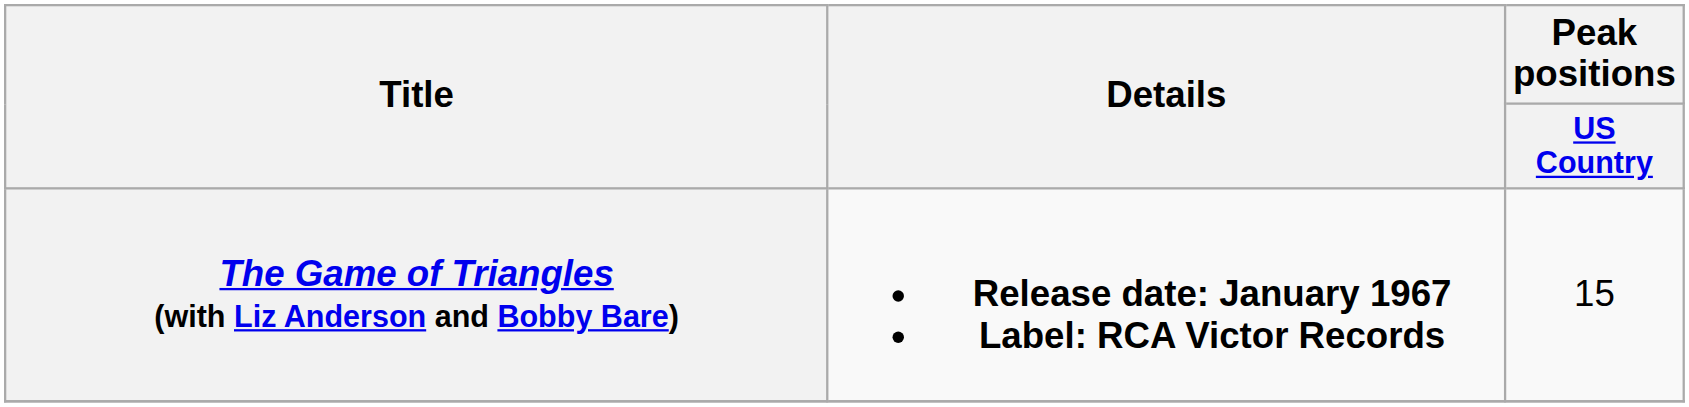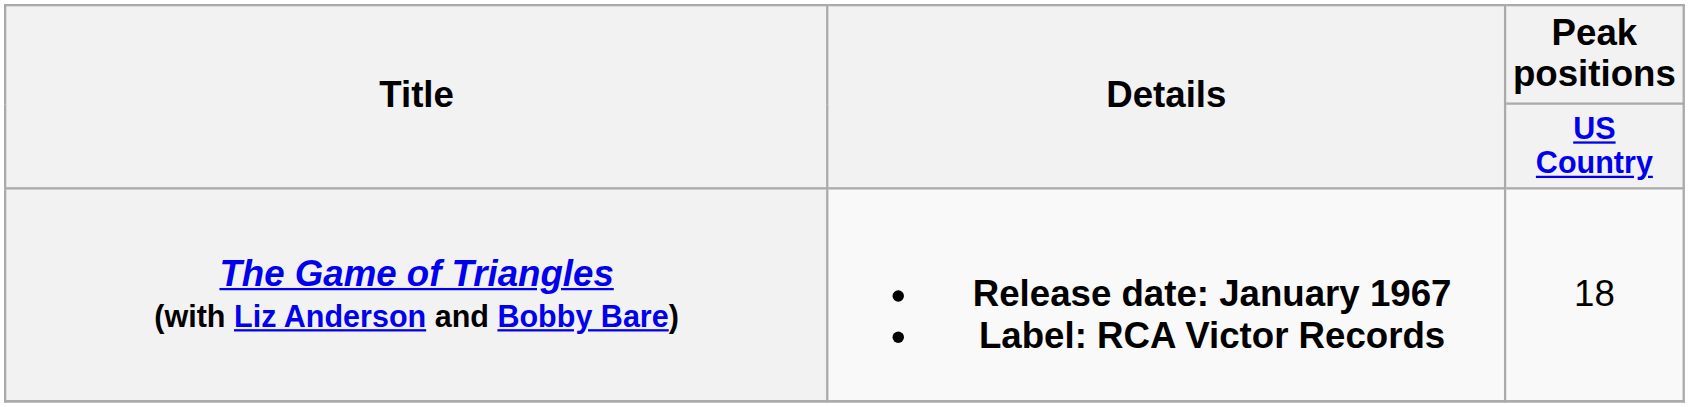(1594, 293) 15 -> (1594, 293) 18
